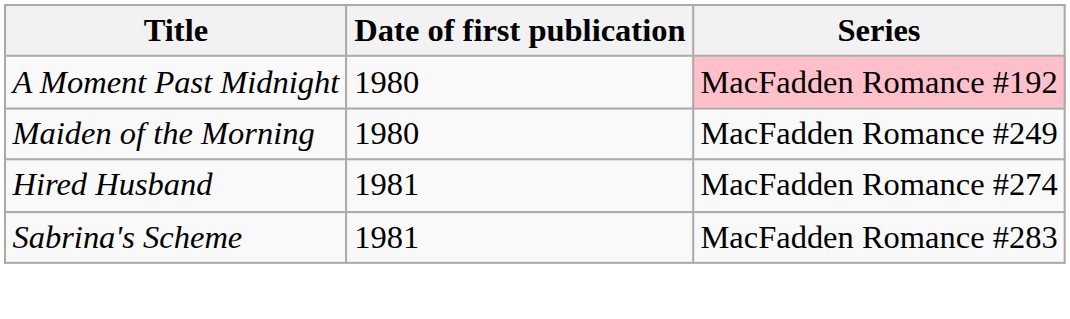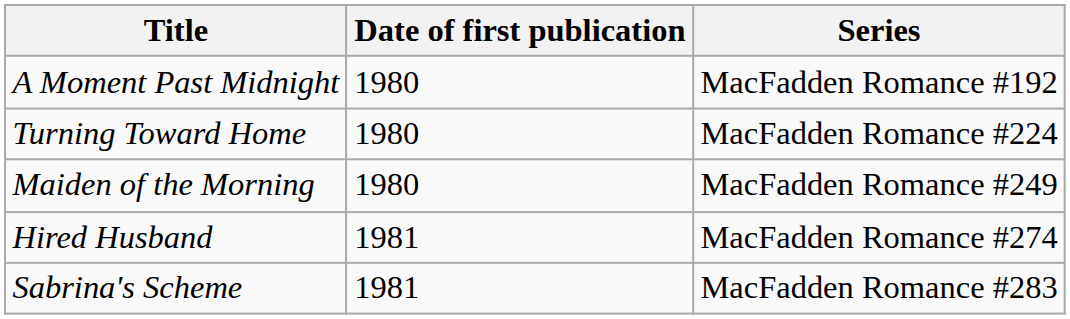(879, 81) pink background -> (879, 81) no background
+ row: (159, 133)
